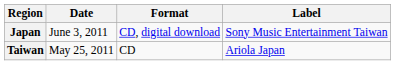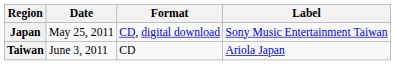(78, 32) June 3, 2011 -> (81, 32) May 25, 2011
(81, 50) May 25, 2011 -> (78, 50) June 3, 2011
